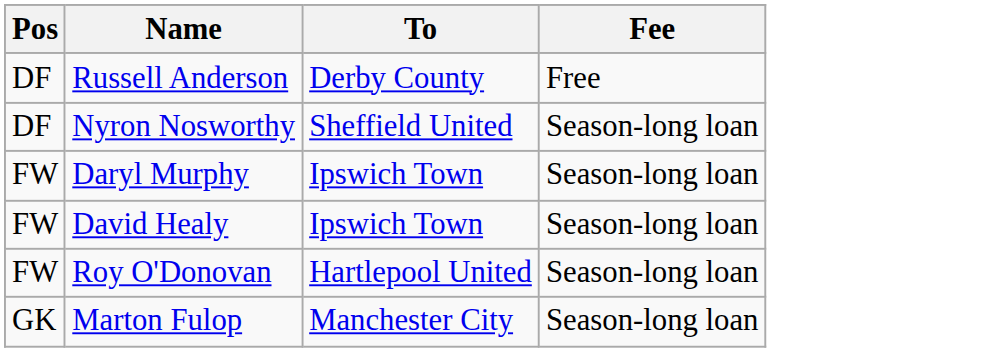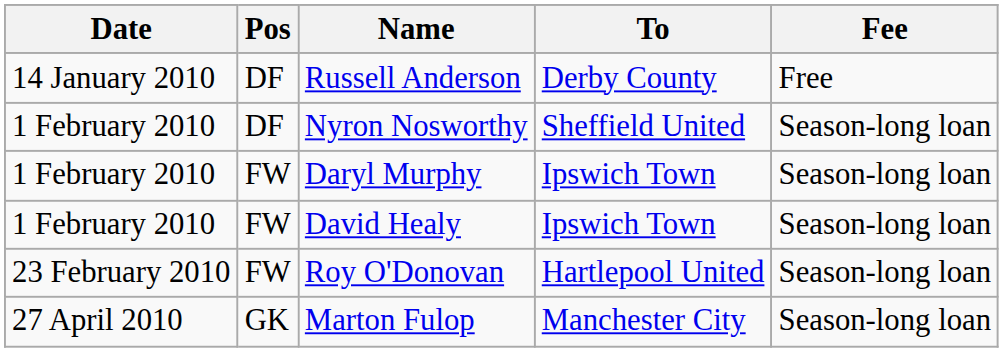+ column: (121, 28)
